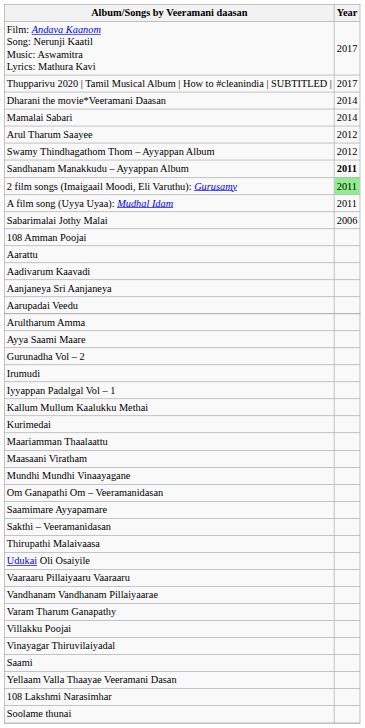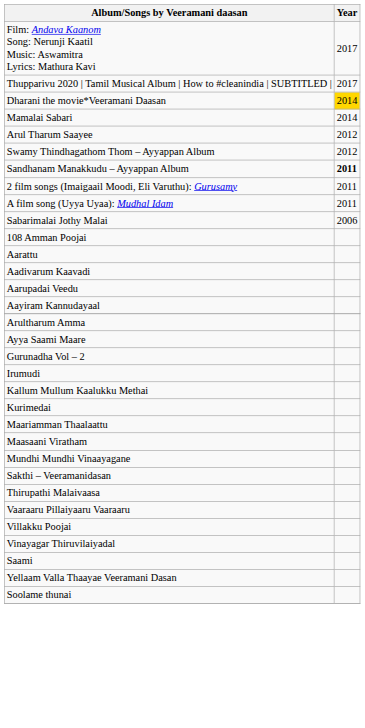(347, 101) no background -> (347, 101) gold background
(347, 186) lightgreen background -> (347, 186) no background
- row: (59, 288)
+ row: (53, 305)
- row: (61, 390)
- row: (85, 493)
- row: (57, 510)
- row: (48, 561)
- row: (82, 595)
- row: (61, 612)
- row: (59, 697)
